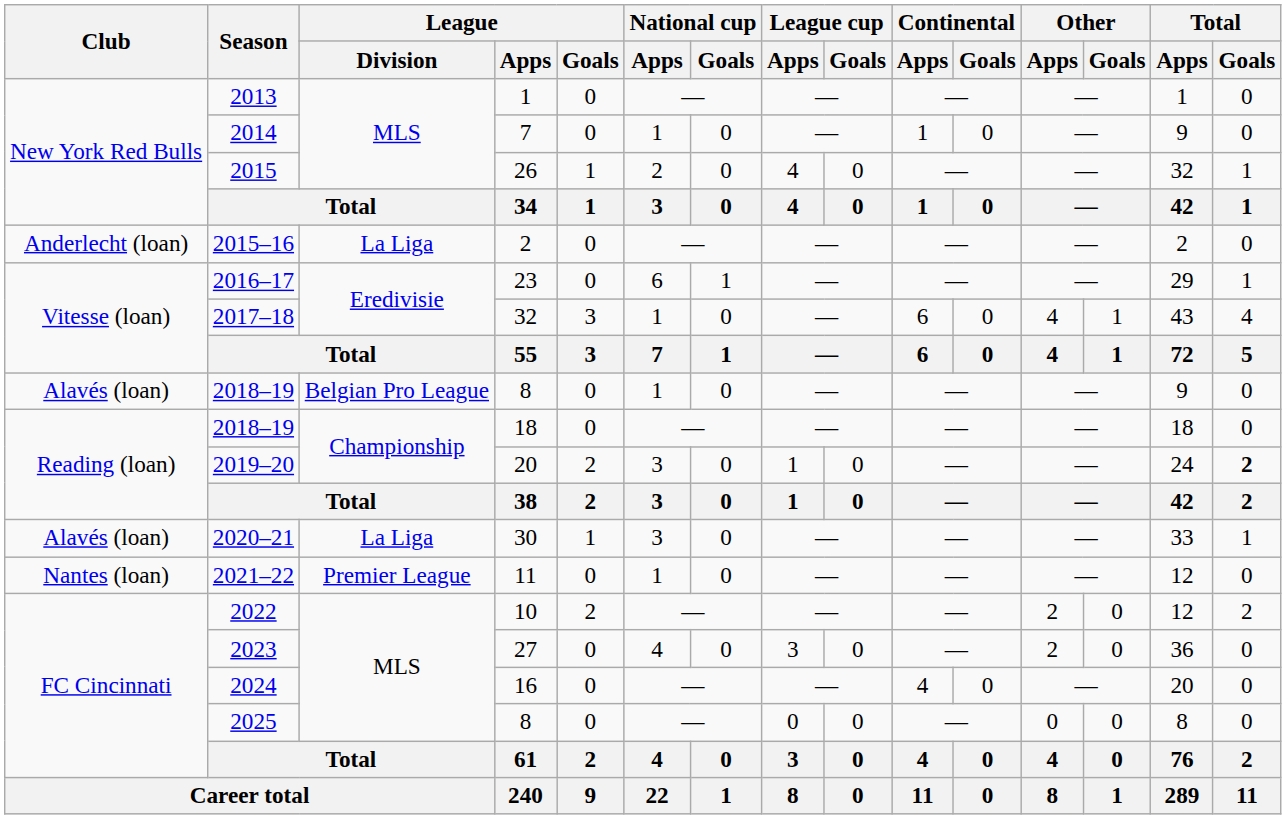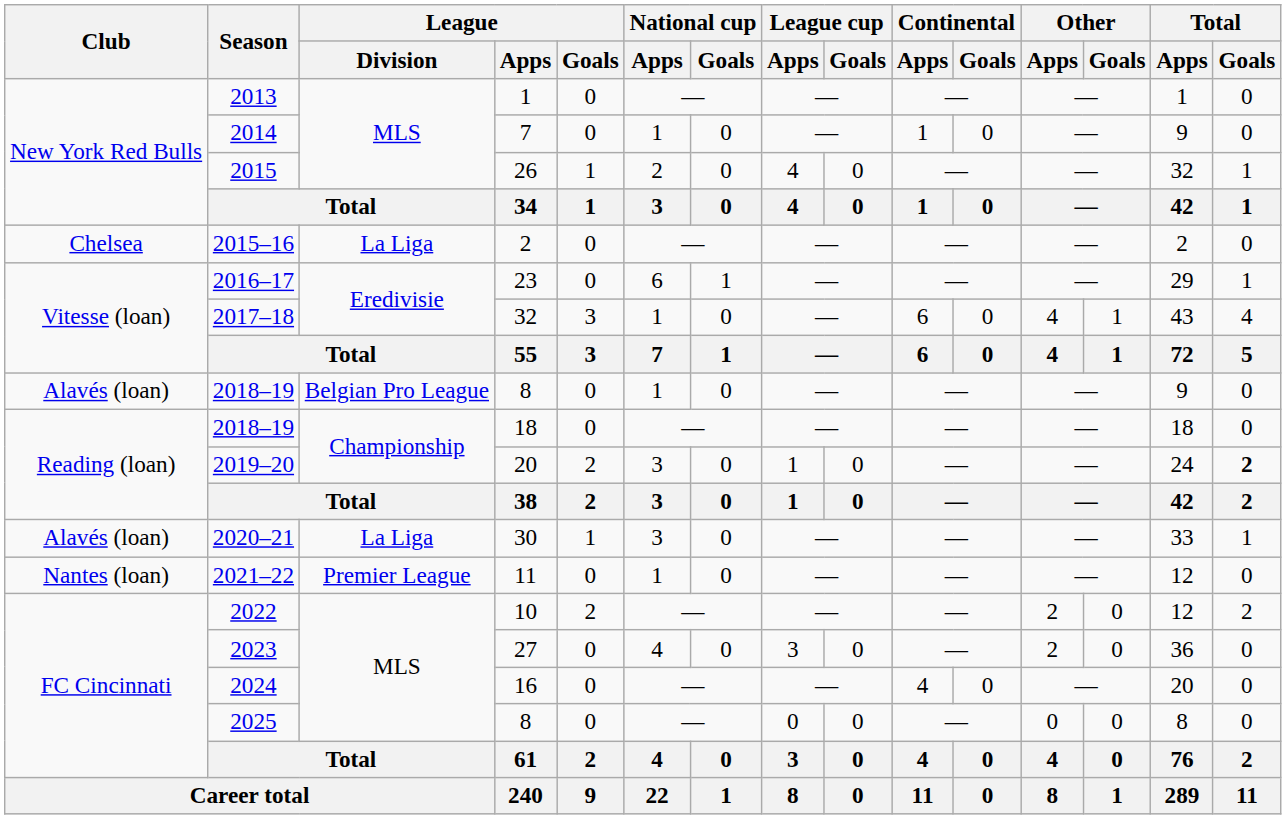(106, 243) Anderlecht (loan) -> (106, 243) Chelsea
